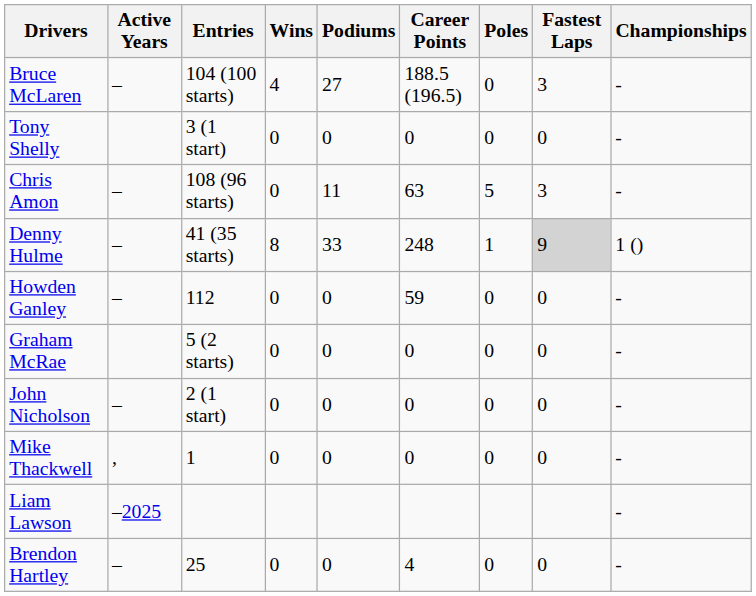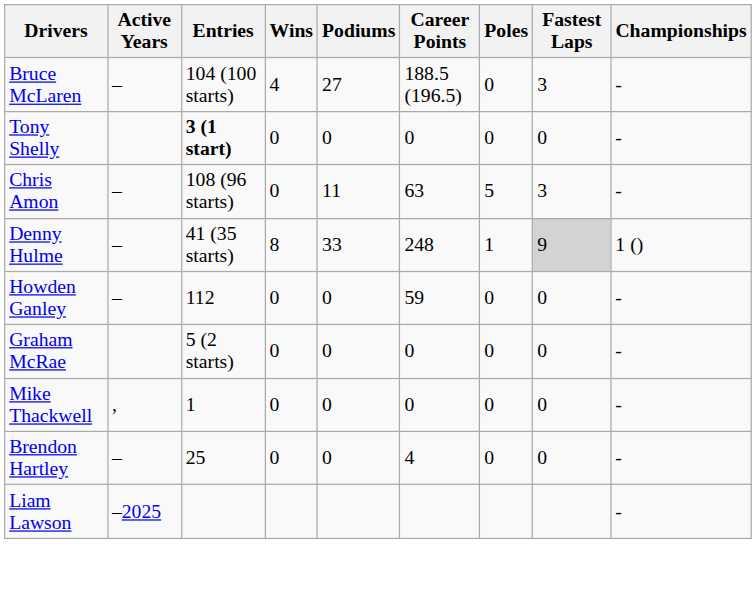(206, 137) normal -> (209, 137) bold
- row: (50, 404)
rows swapped: (43, 564) <-> (40, 511)
